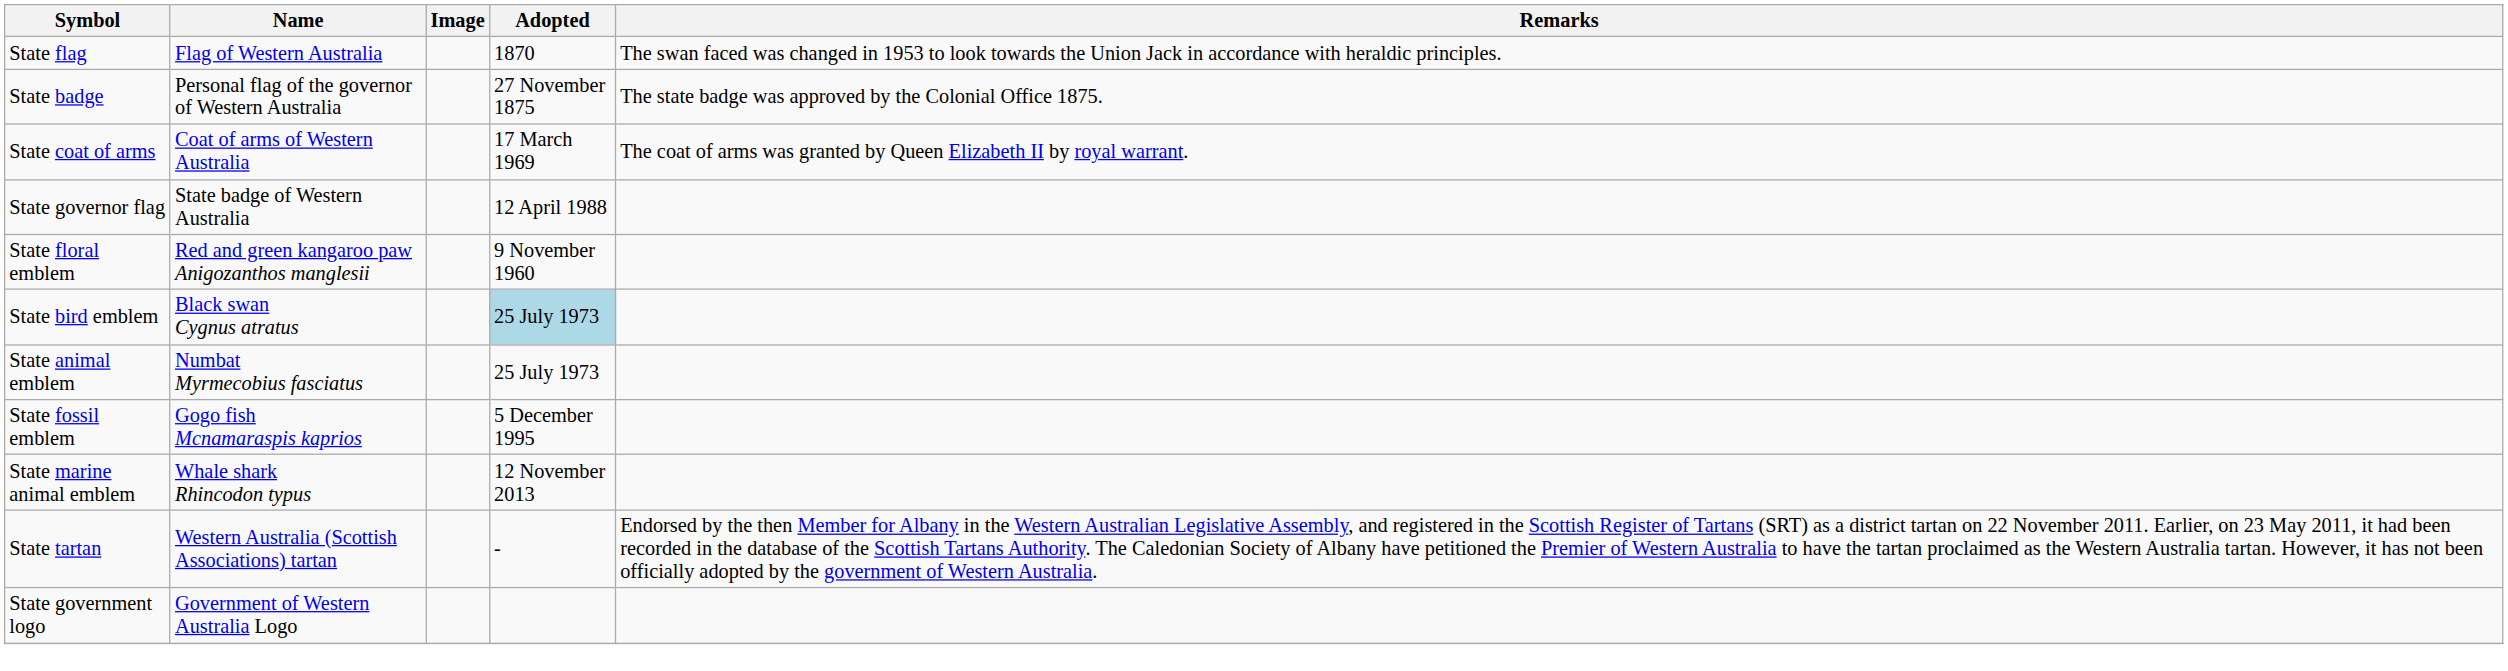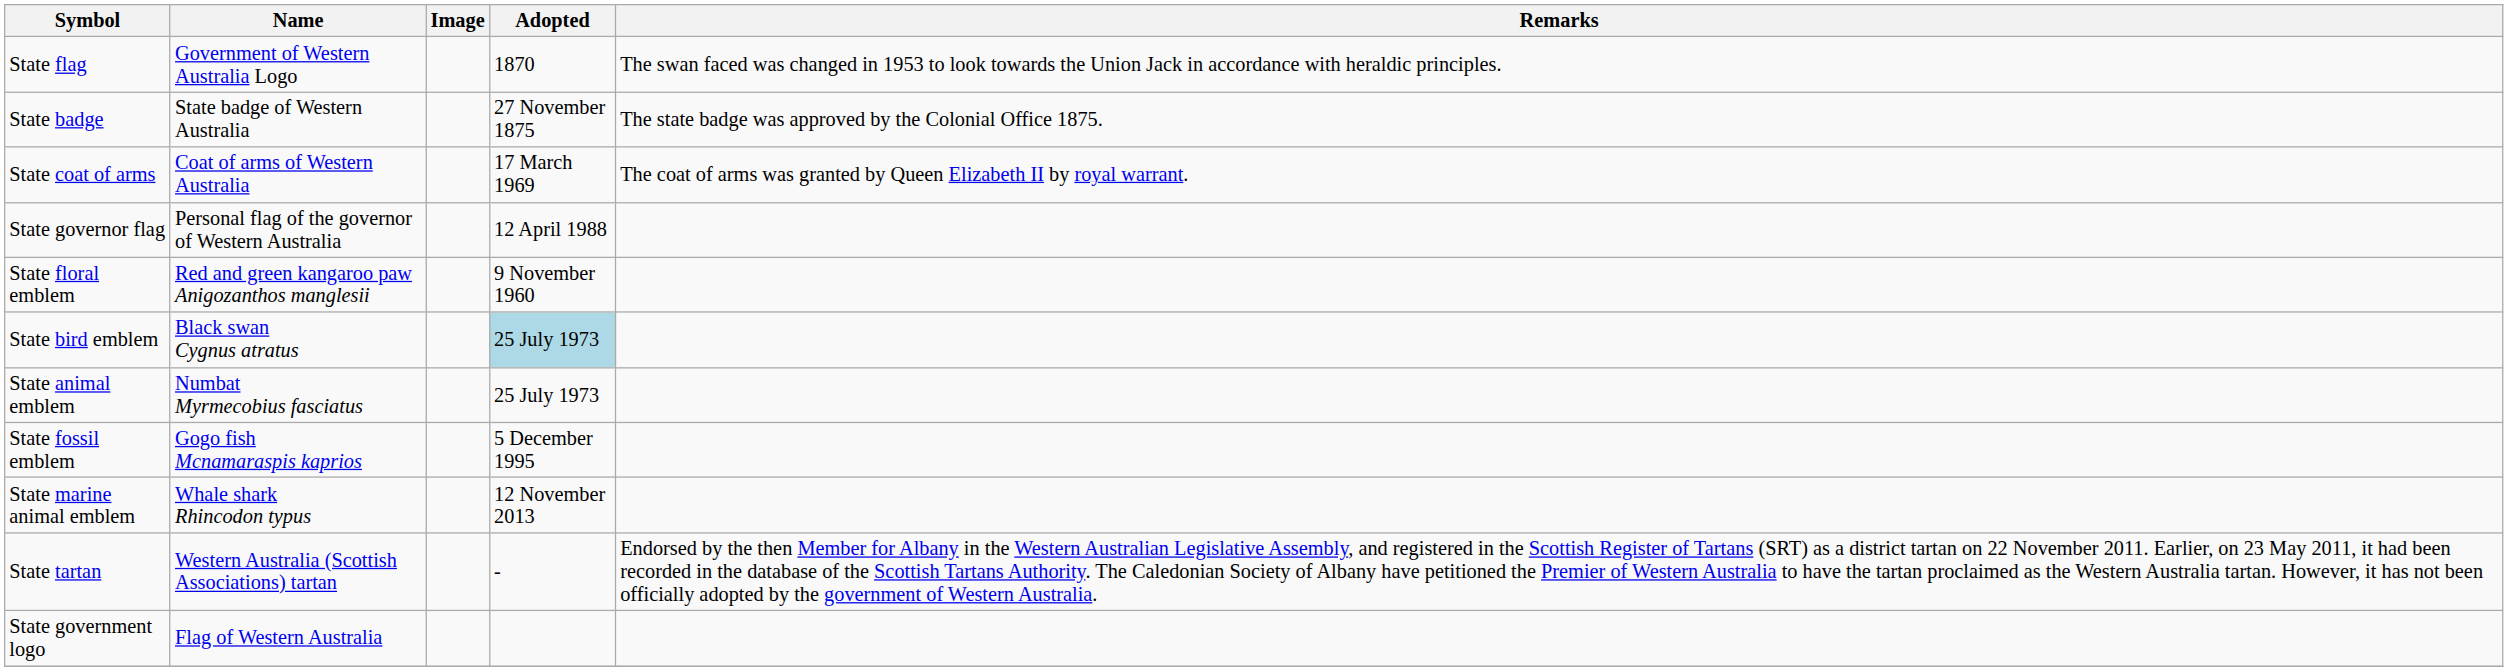(279, 52) Flag of Western Australia -> (272, 64) Government of Western Australia Logo
(294, 96) Personal flag of the governor of Western Australia -> (269, 119) State badge of Western Australia
(269, 206) State badge of Western Australia -> (294, 229) Personal flag of the governor of Western Australia
(272, 615) Government of Western Australia Logo -> (279, 637) Flag of Western Australia
